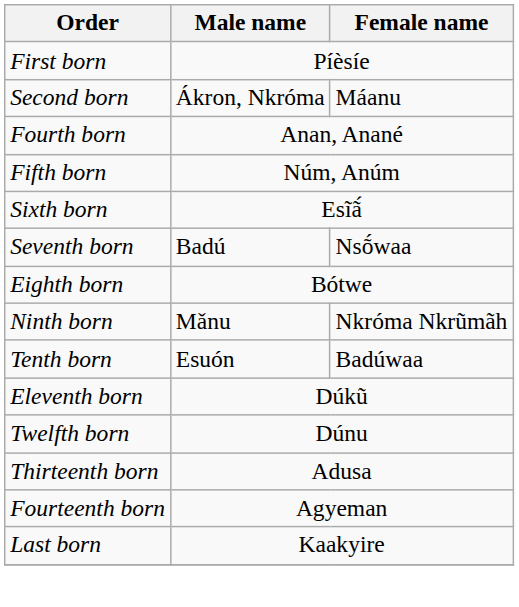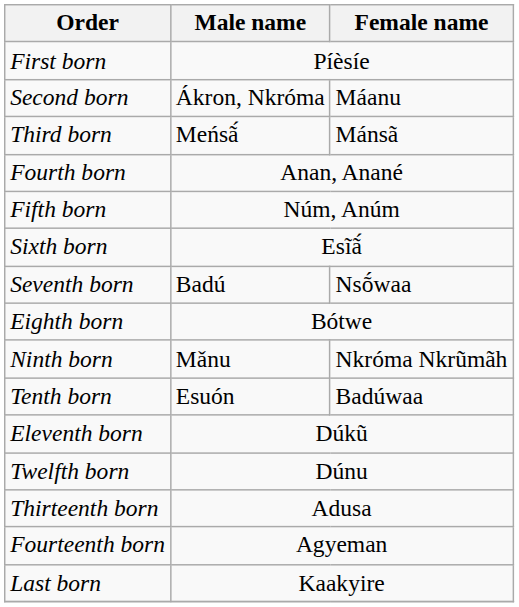+ row: (61, 135)
